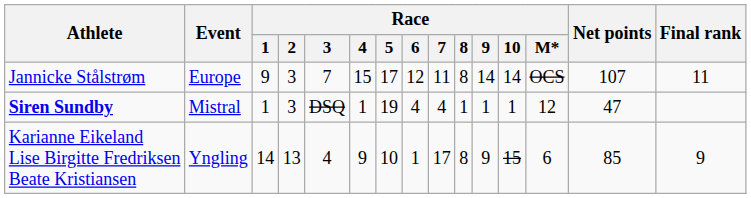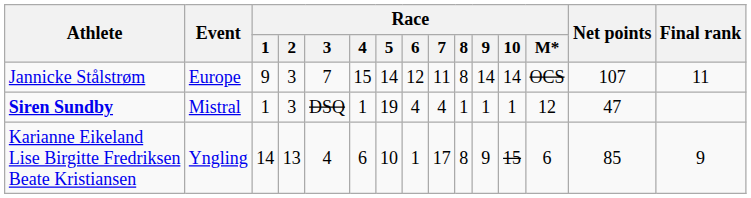(389, 77) 17 -> (389, 77) 14
(363, 158) 9 -> (363, 158) 6
